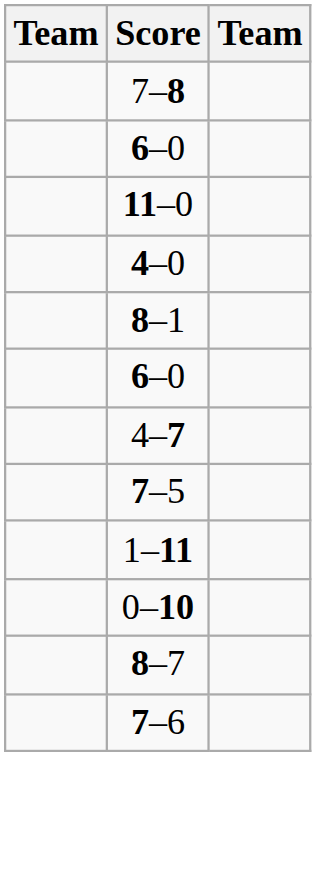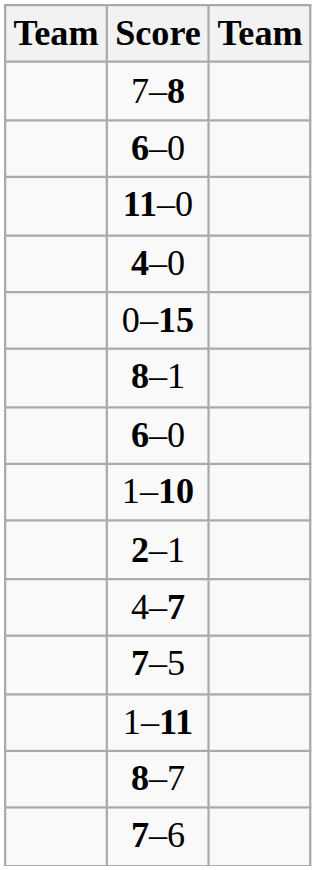+ row: (56, 321)
+ row: (56, 493)
+ row: (56, 550)
- row: (56, 607)
